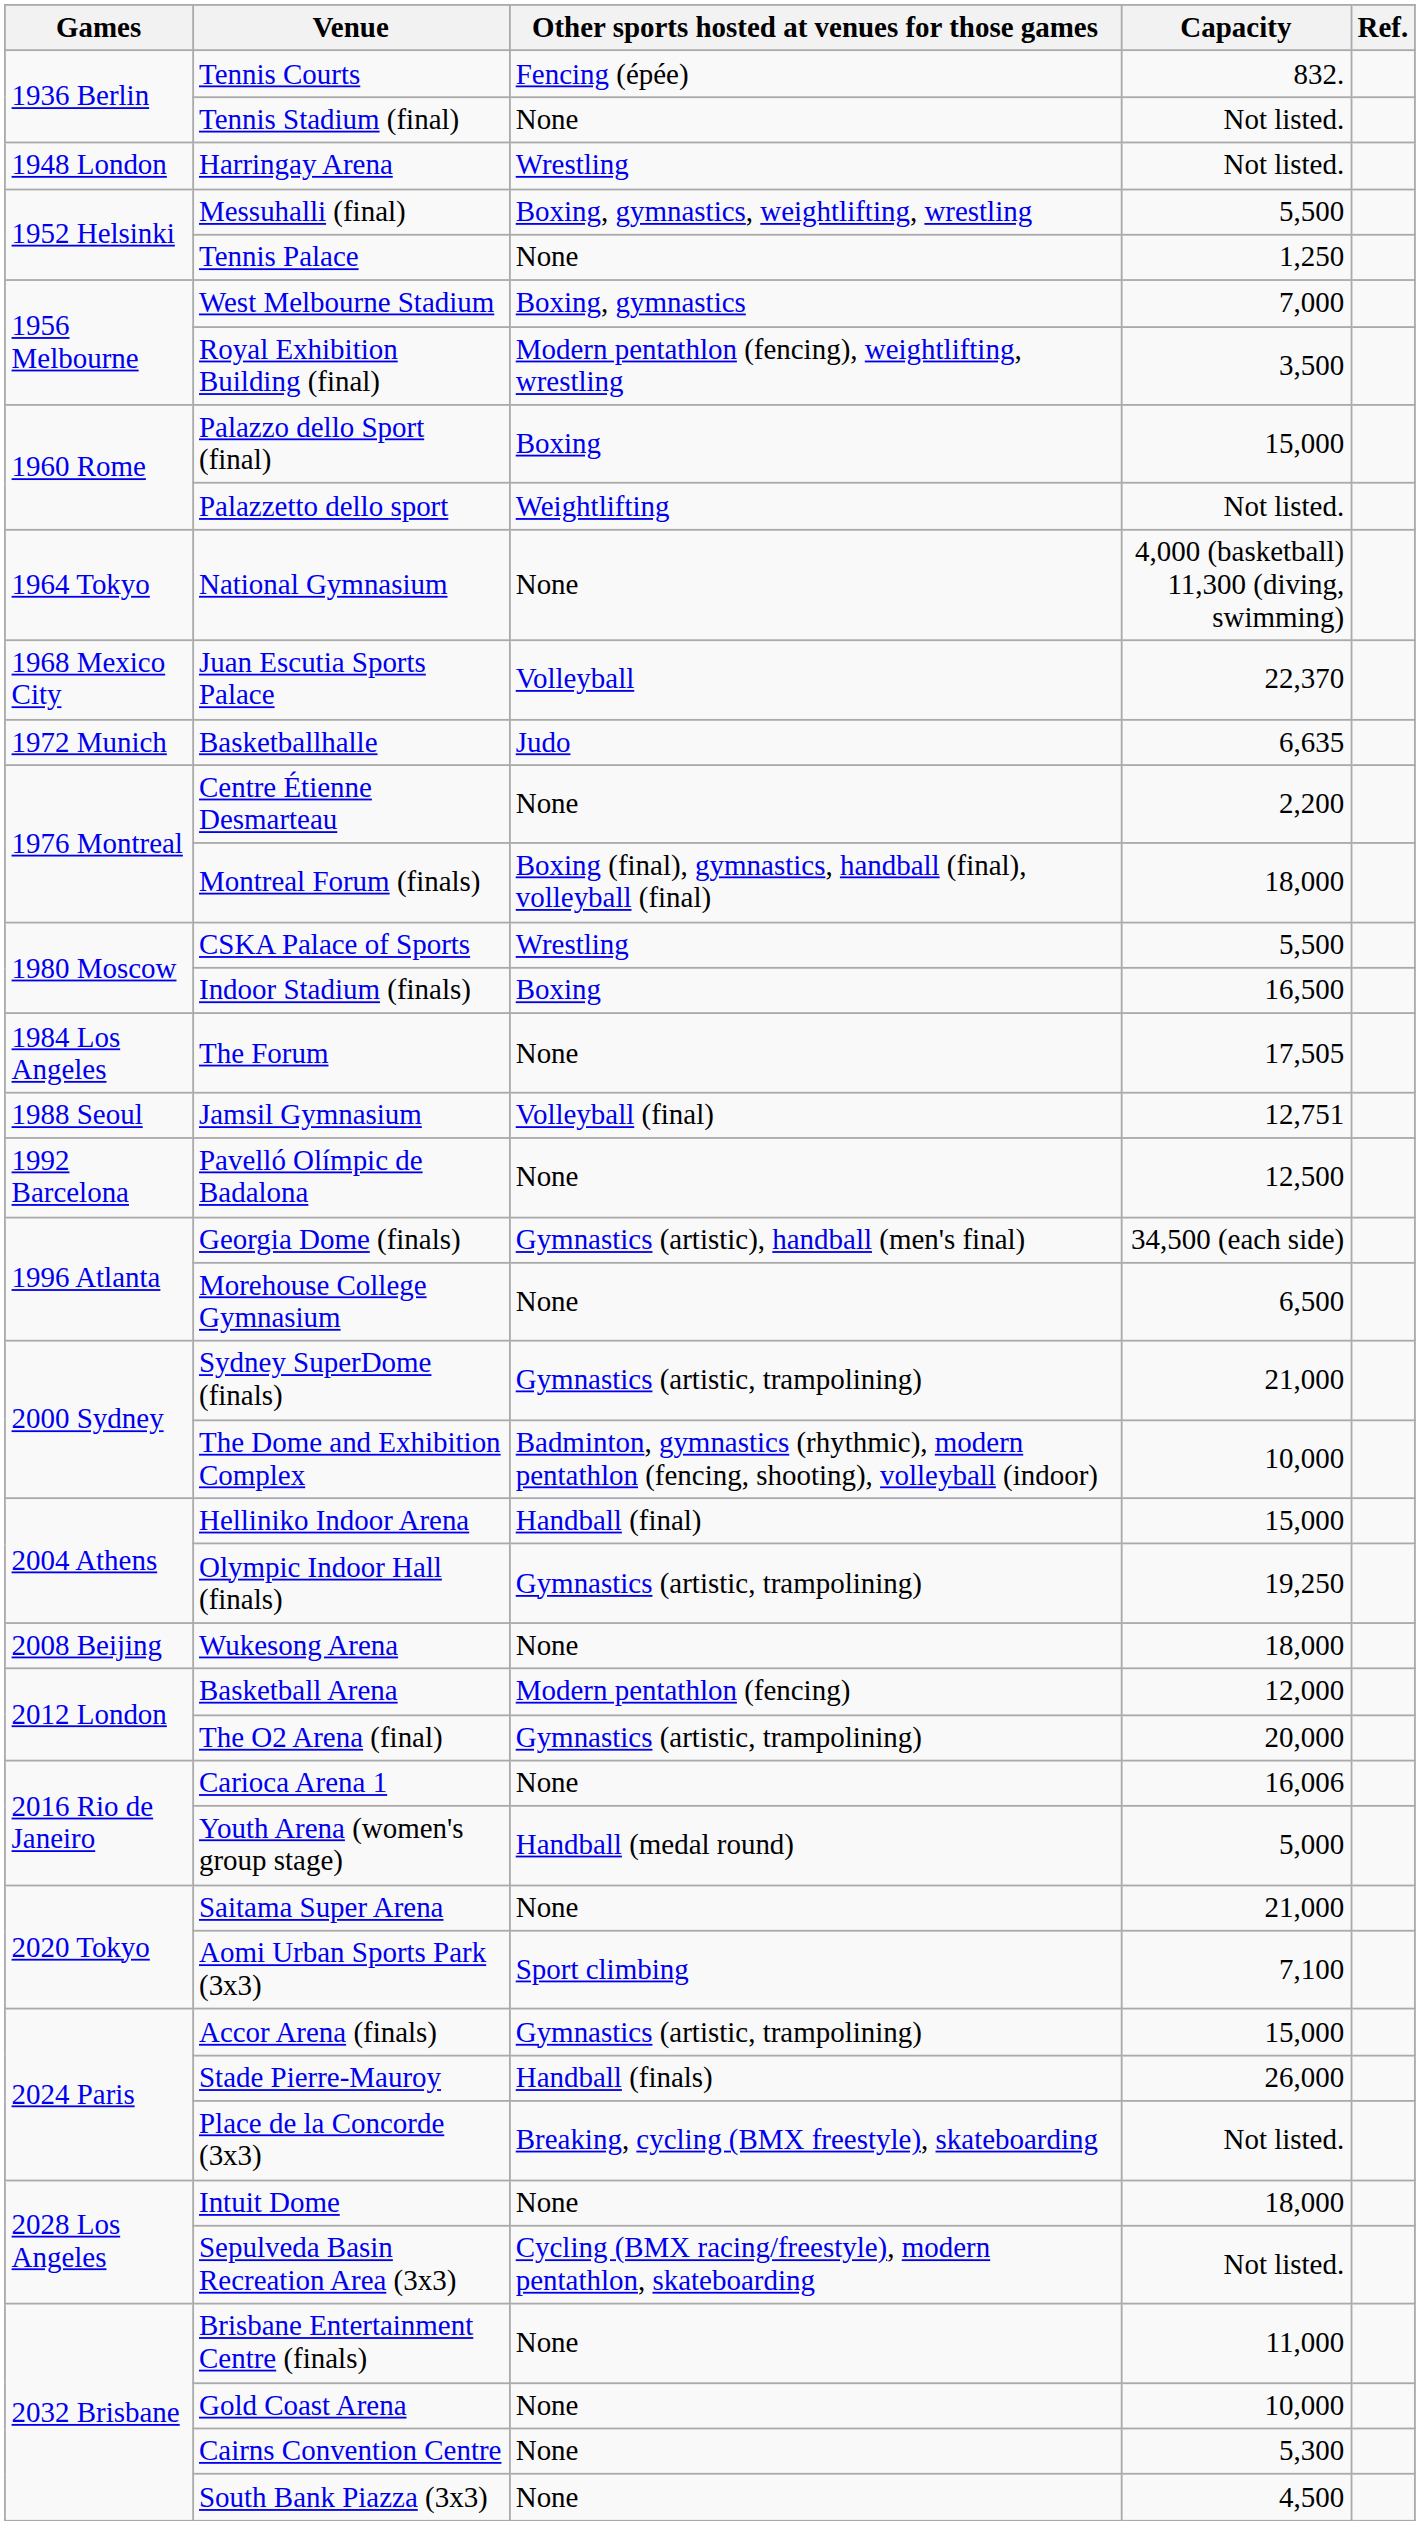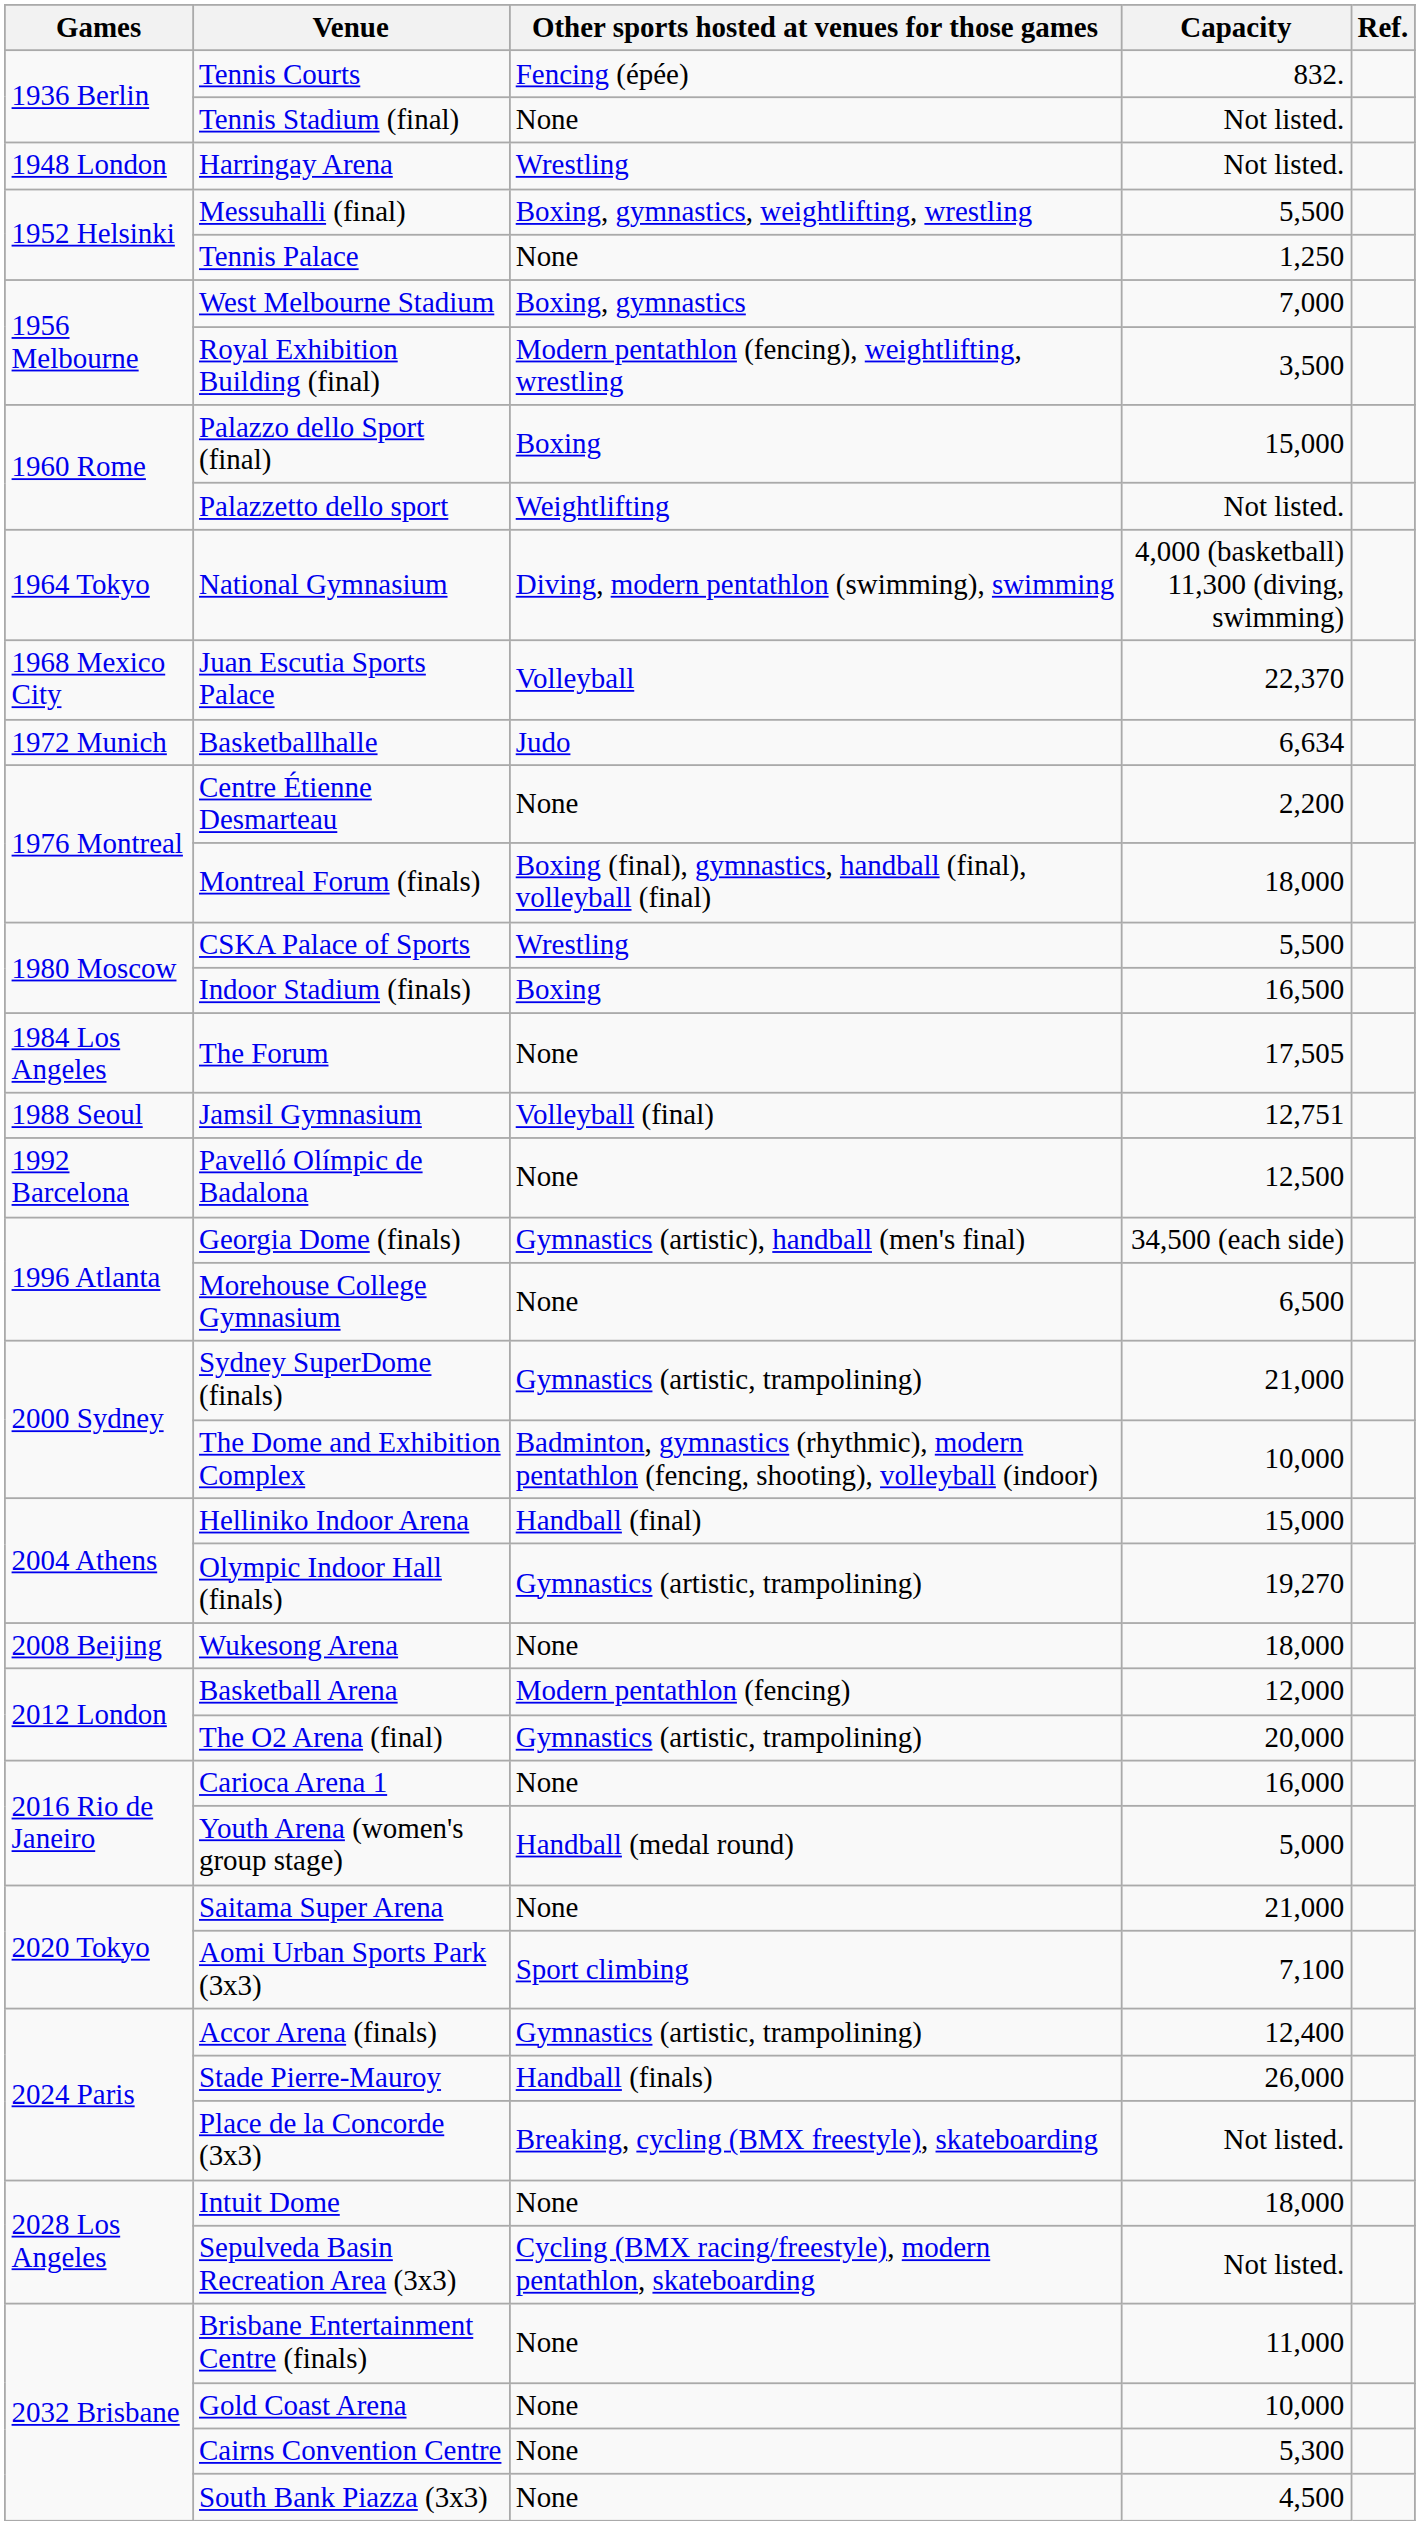(547, 584) None -> (815, 584) Diving, modern pentathlon (swimming), swimming
(1312, 741) 6,635 -> (1312, 741) 6,634
(1304, 1582) 19,250 -> (1304, 1582) 19,270
(1304, 1782) 16,006 -> (1304, 1782) 16,000
(1304, 2031) 15,000 -> (1304, 2031) 12,400
